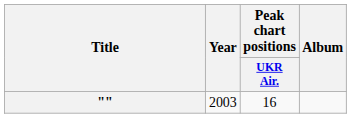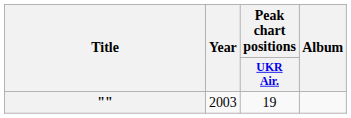(269, 102) 16 -> (269, 102) 19
